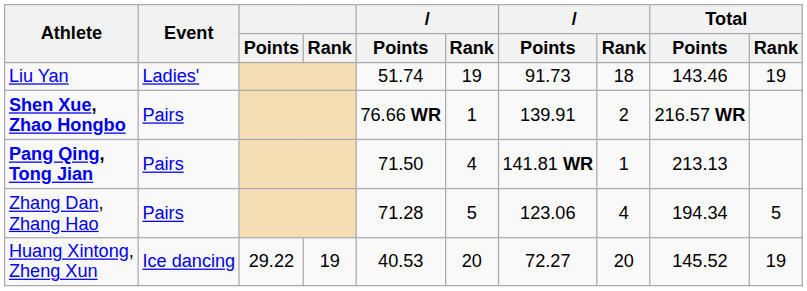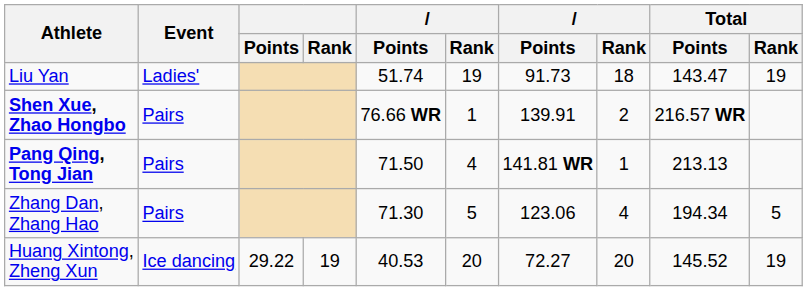(700, 77) 143.46 -> (700, 77) 143.47
(401, 213) 71.28 -> (401, 213) 71.30
